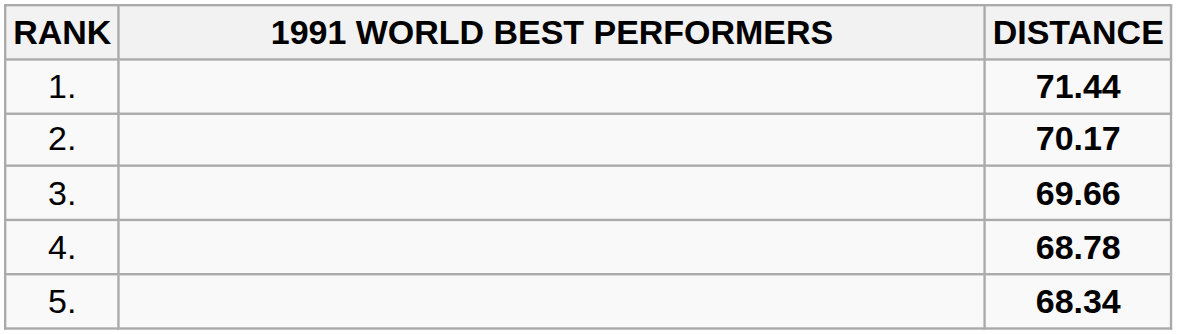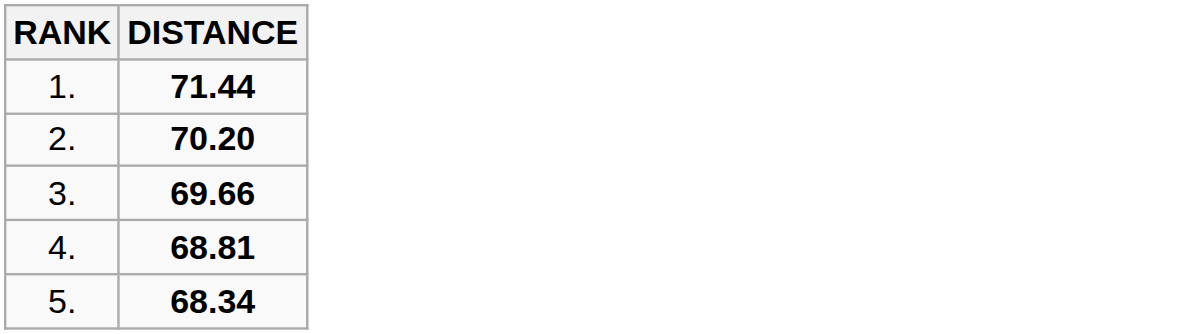- column: (552, 32)
(1078, 140) 70.17 -> (213, 140) 70.20
(1078, 247) 68.78 -> (213, 247) 68.81
